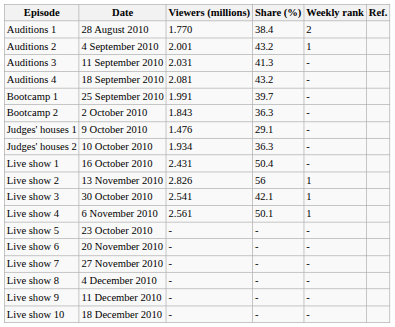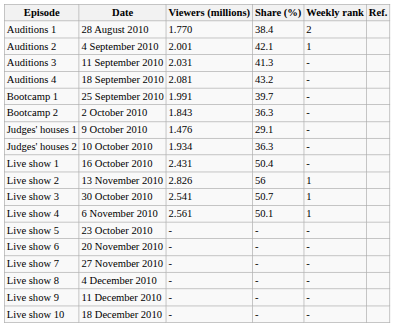(264, 46) 43.2 -> (264, 46) 42.1
(264, 197) 42.1 -> (264, 197) 50.7
